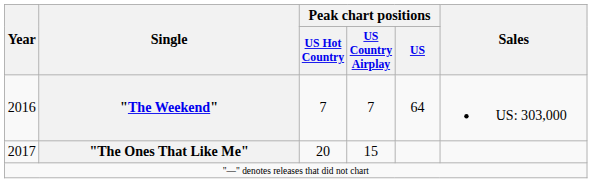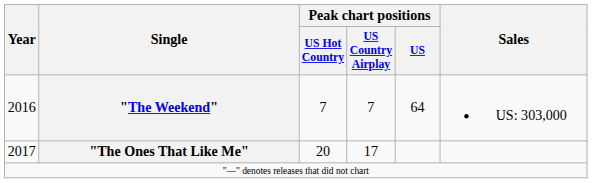(371, 152) 15 -> (371, 152) 17
